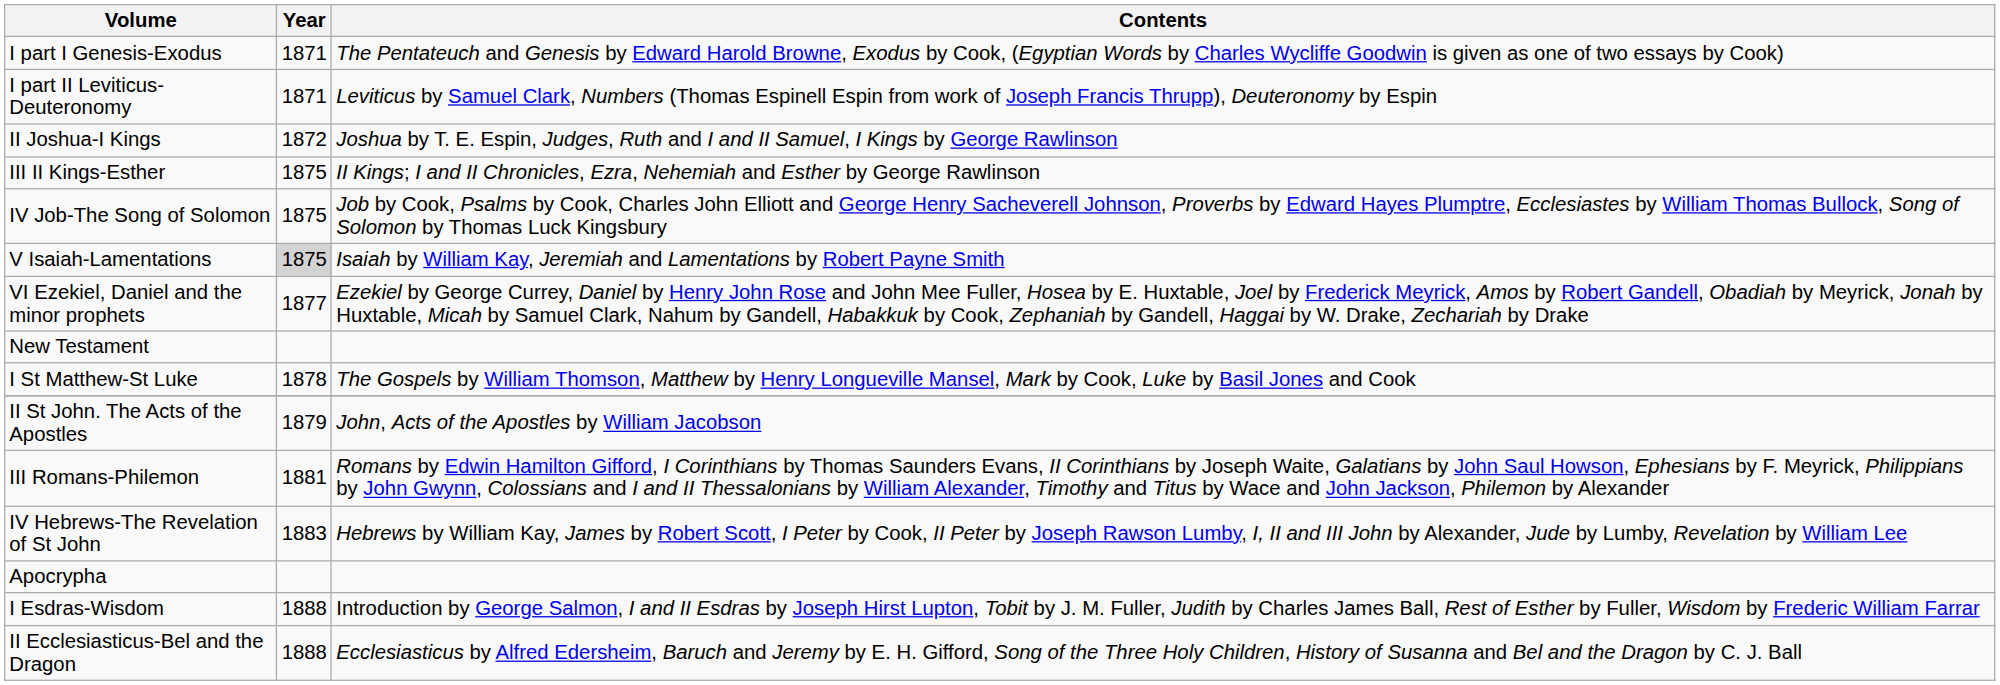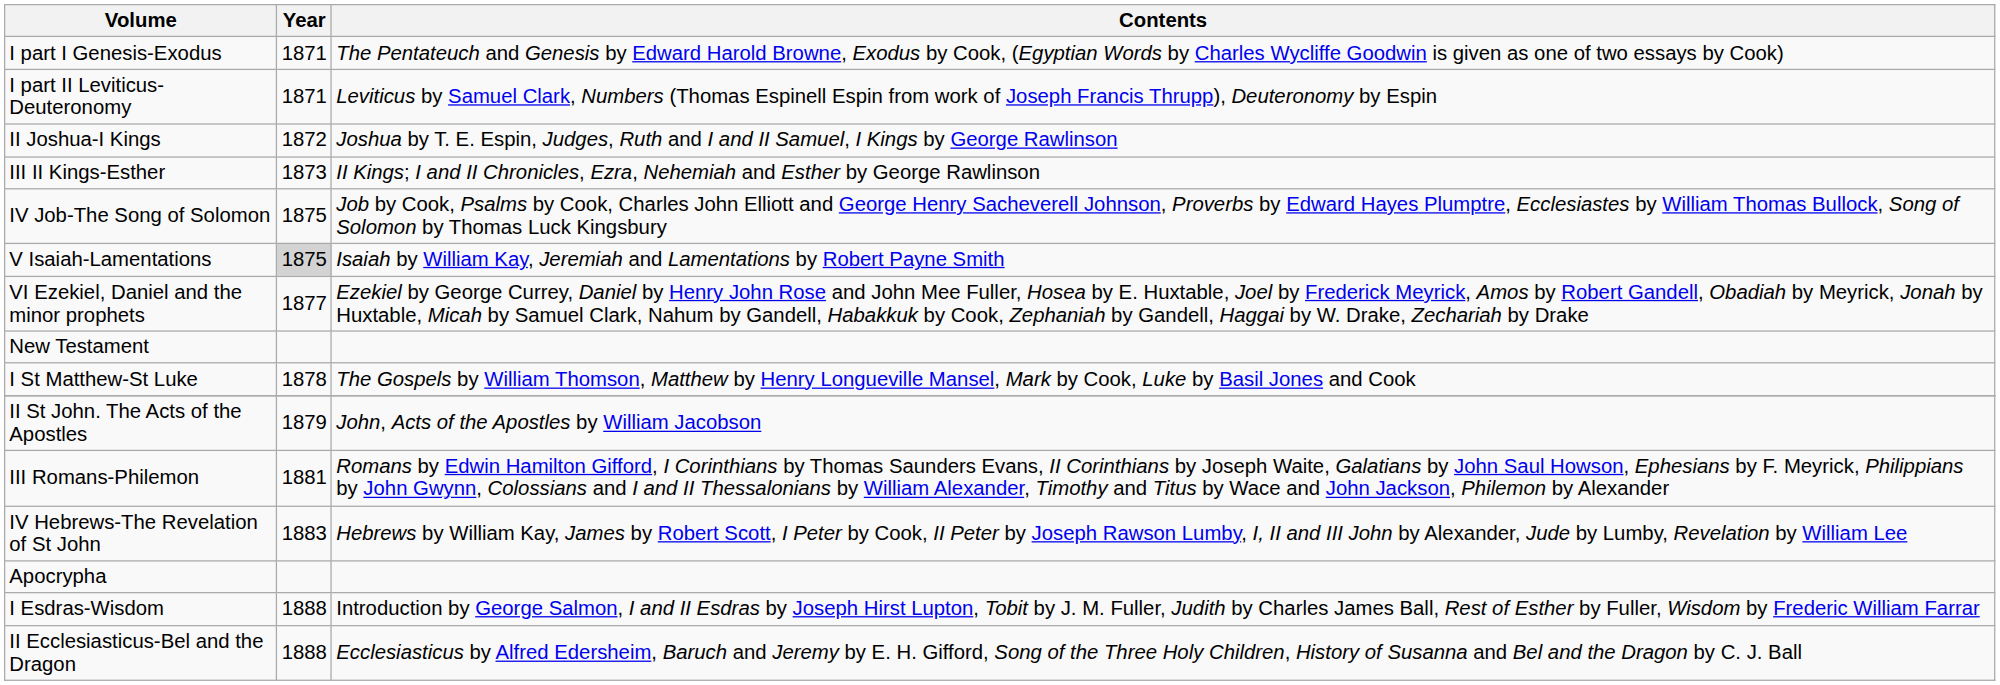(304, 172) 1875 -> (304, 172) 1873
